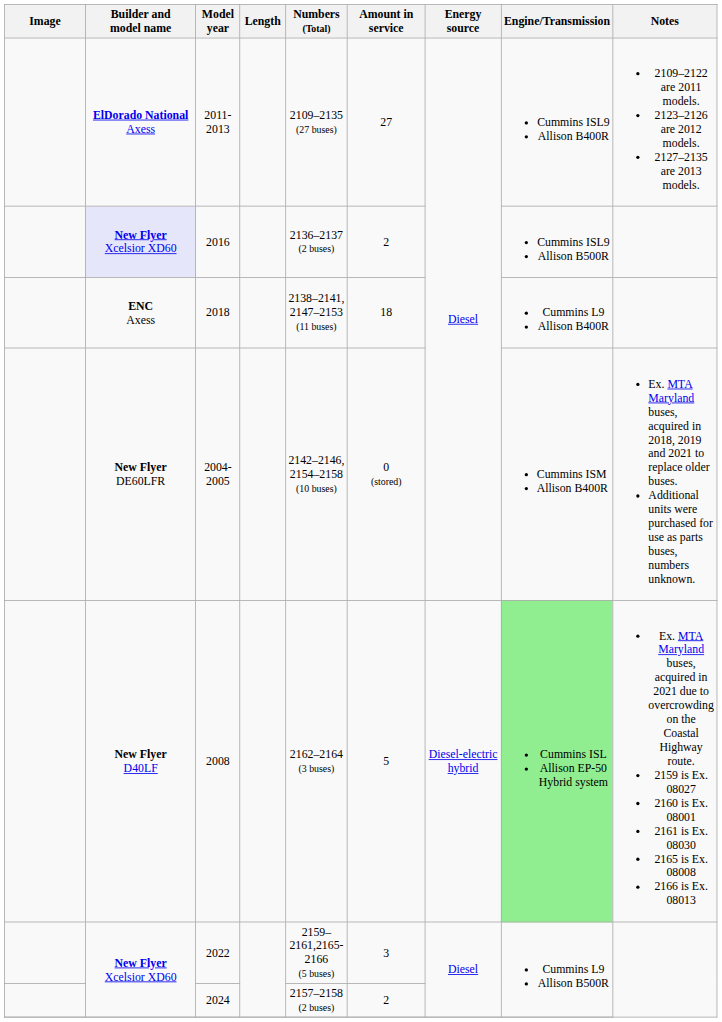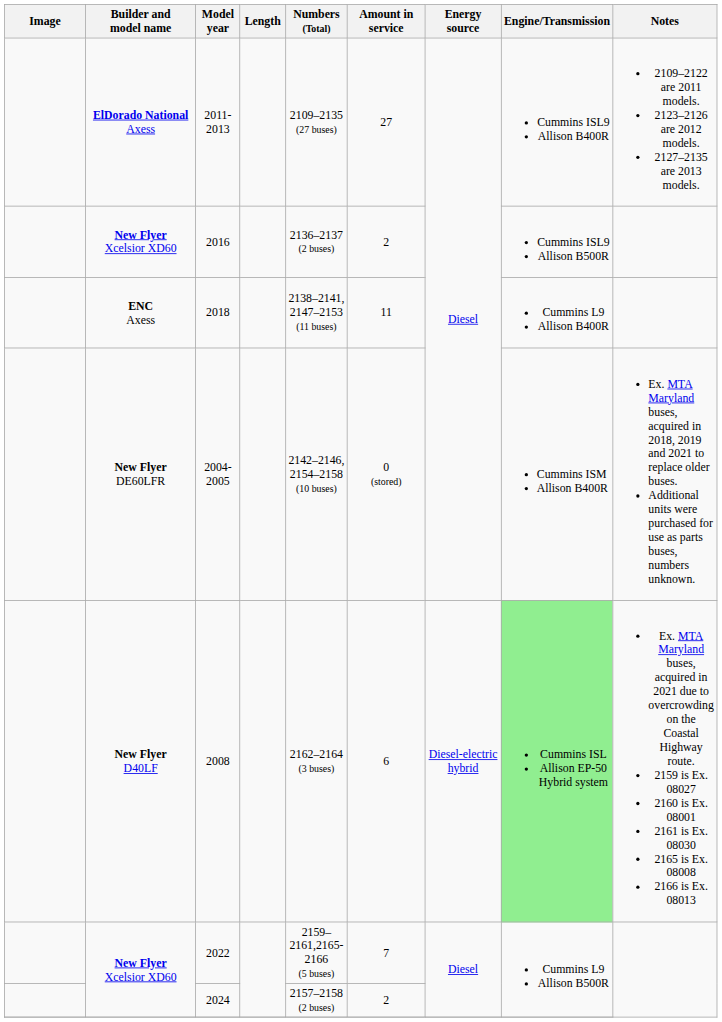(141, 242) lavender background -> (141, 242) no background
(386, 313) 18 -> (386, 313) 11
(386, 761) 5 -> (386, 761) 6
(386, 953) 3 -> (386, 953) 7
